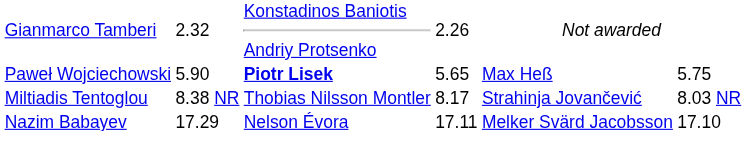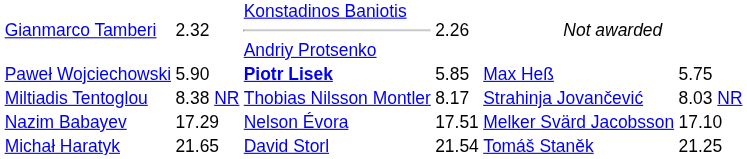(452, 74) 5.65 -> (452, 74) 5.85
(456, 122) 17.11 -> (457, 122) 17.51
+ row: (62, 146)
